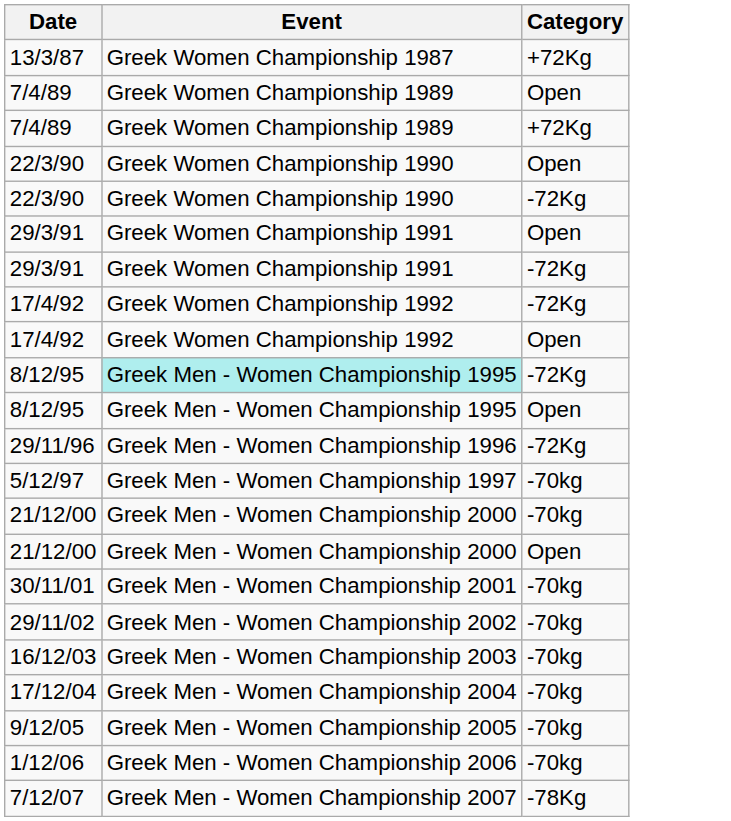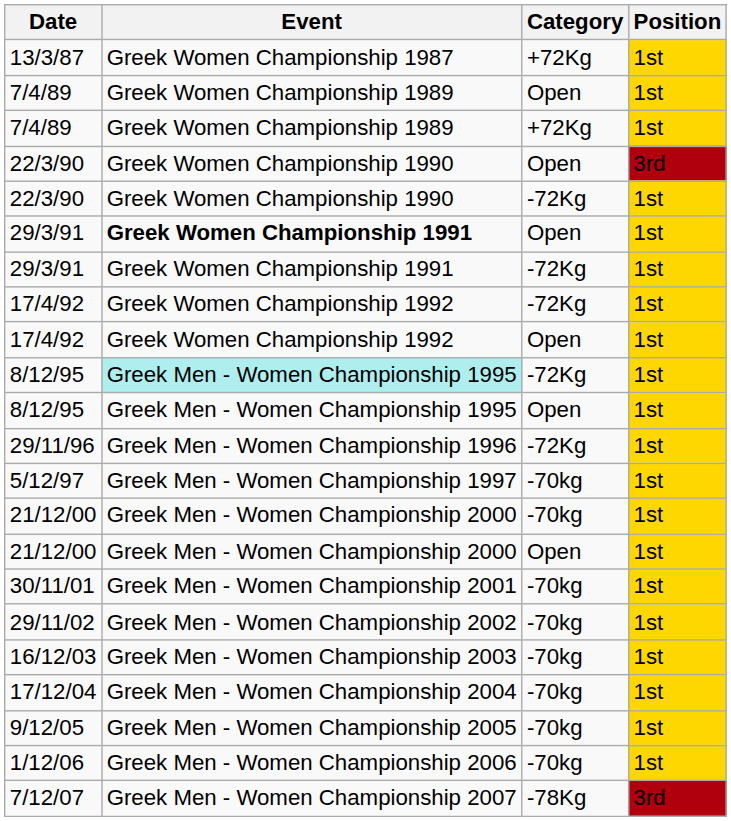+ column: (677, 22)
(280, 233) normal -> (289, 233) bold
